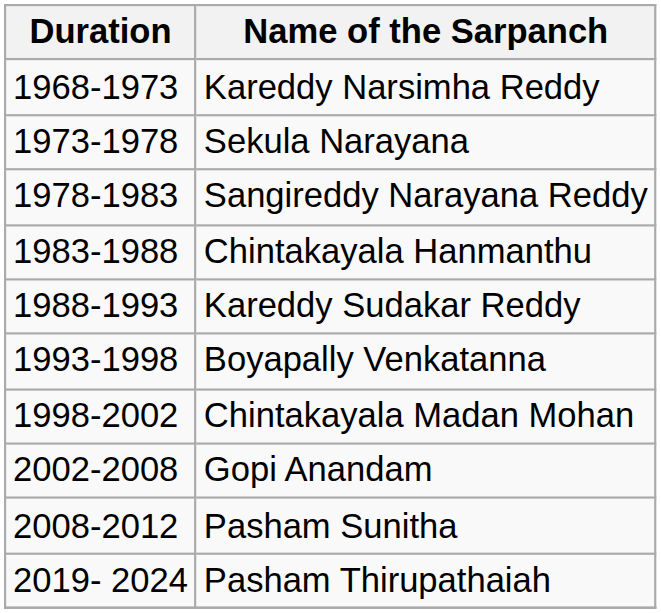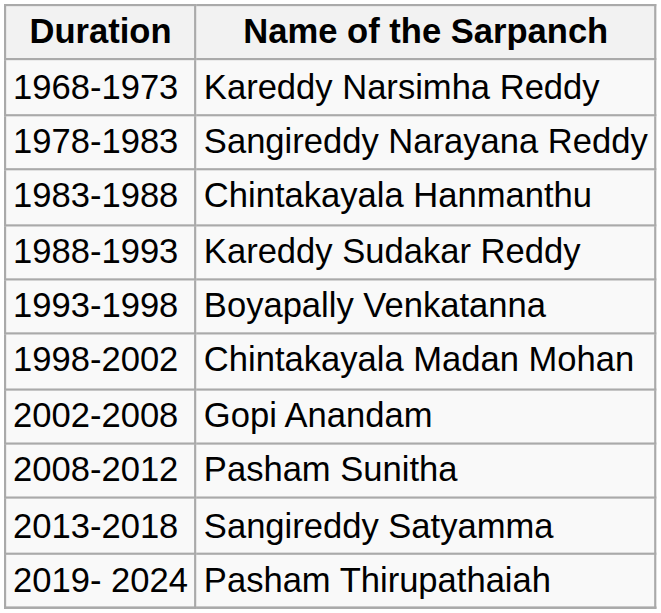- row: (336, 141)
+ row: (379, 525)
